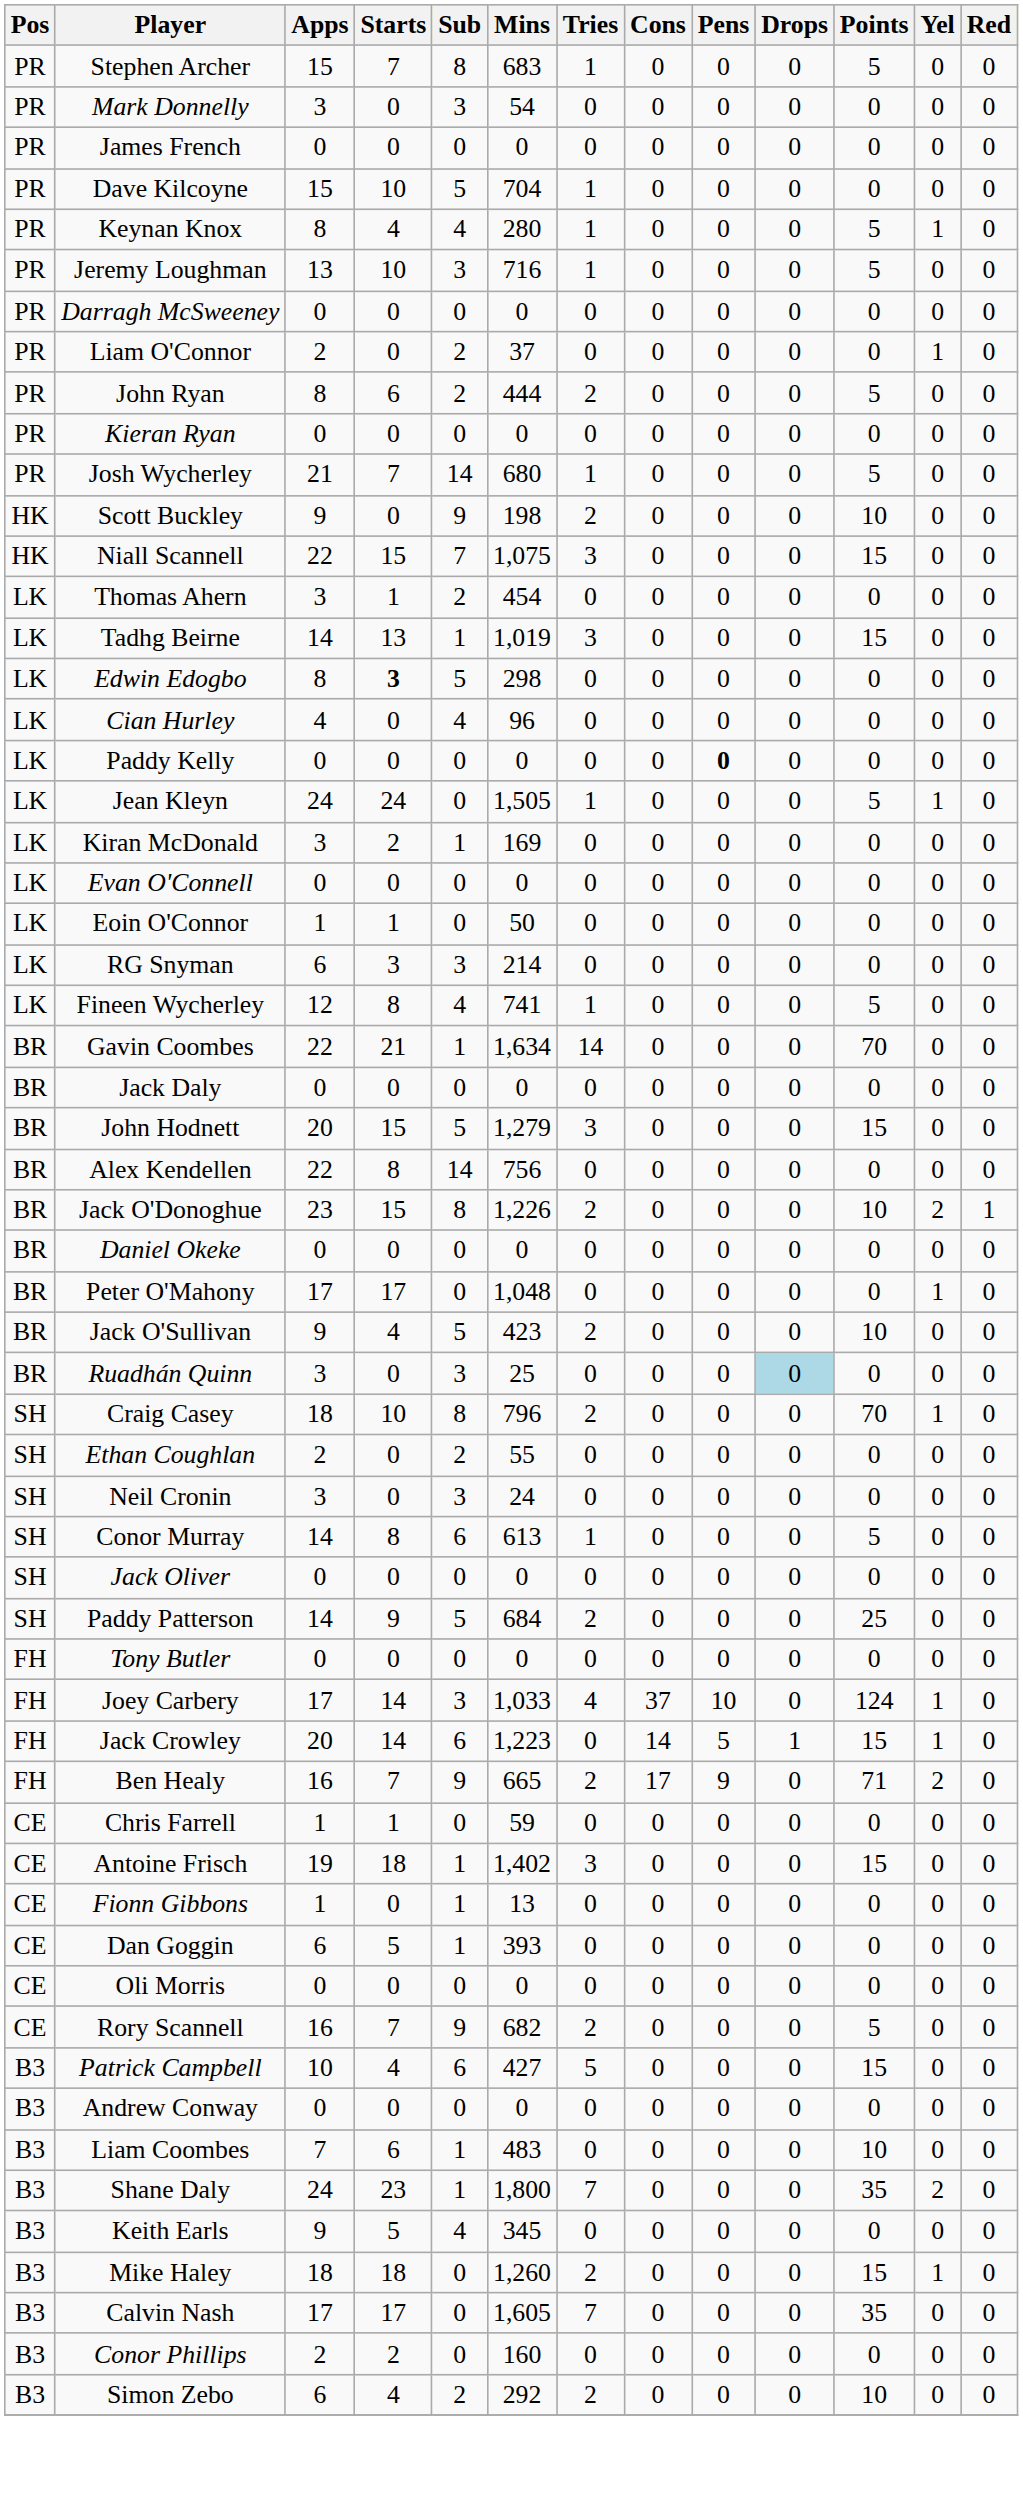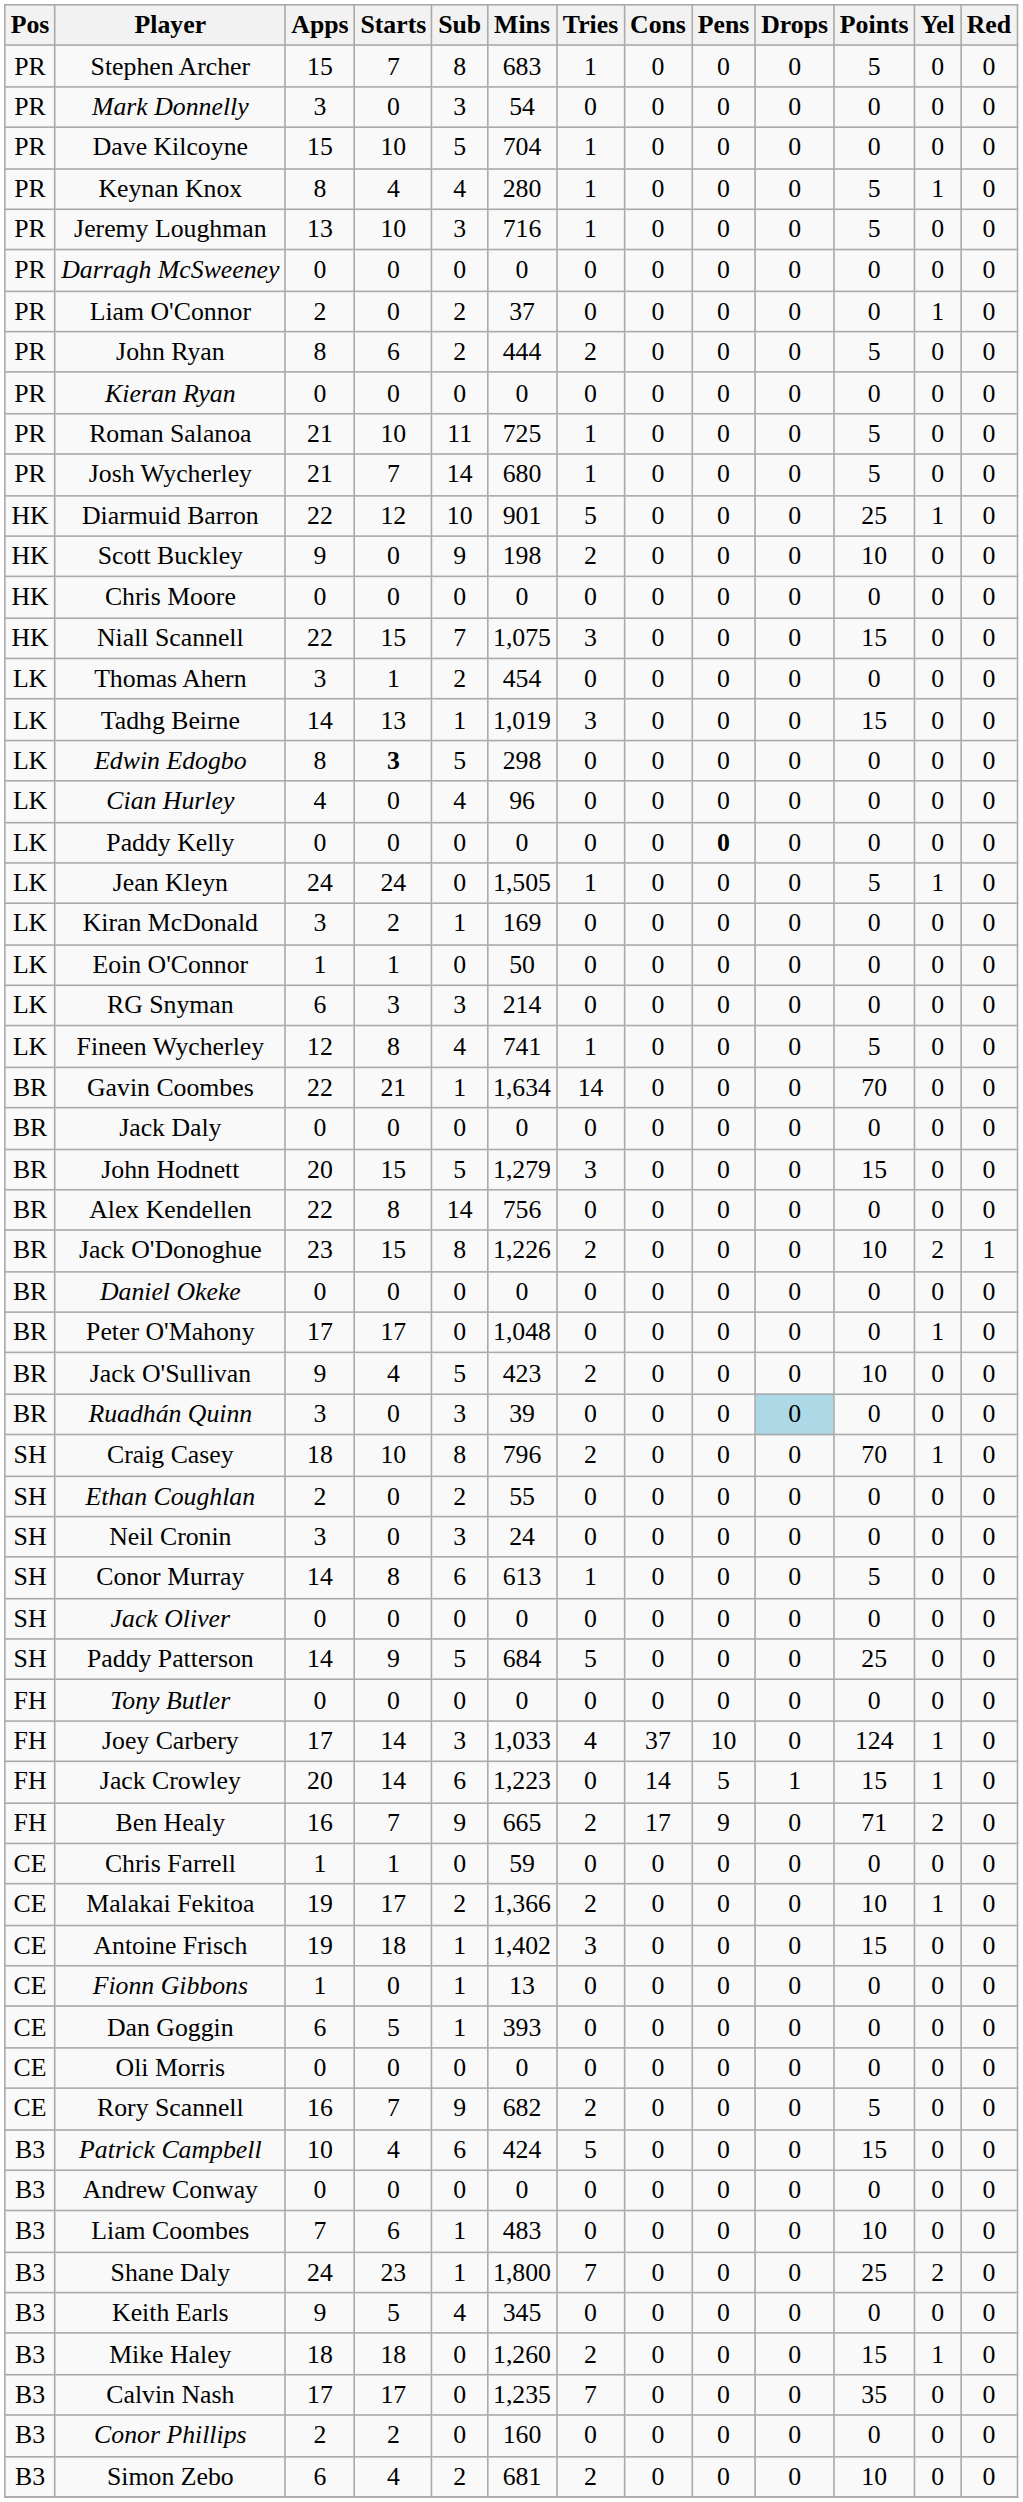- row: (170, 147)
+ row: (170, 433)
+ row: (170, 515)
+ row: (170, 596)
- row: (170, 882)
(522, 1373) 25 -> (522, 1413) 39
(591, 1618) 2 -> (591, 1659) 5
+ row: (170, 1904)
(522, 2067) 427 -> (522, 2149) 424
(874, 2190) 35 -> (874, 2271) 25
(522, 2312) 1,605 -> (522, 2394) 1,235
(522, 2394) 292 -> (522, 2476) 681
